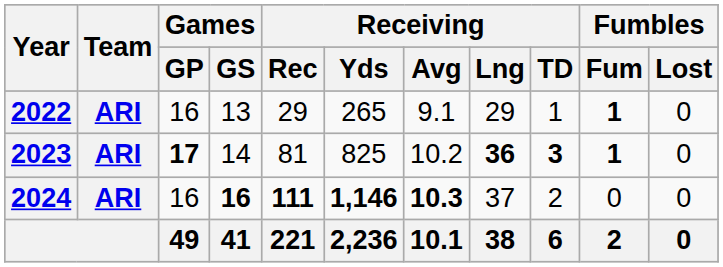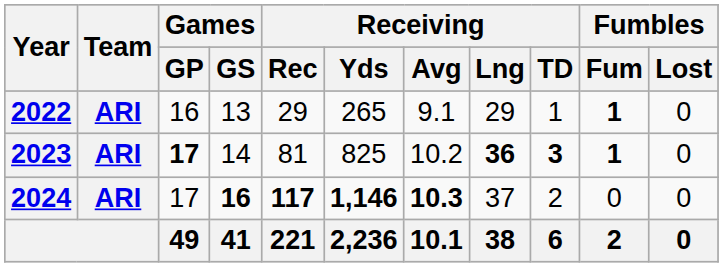(184, 197) 16 -> (184, 197) 17
(293, 197) 111 -> (293, 197) 117
